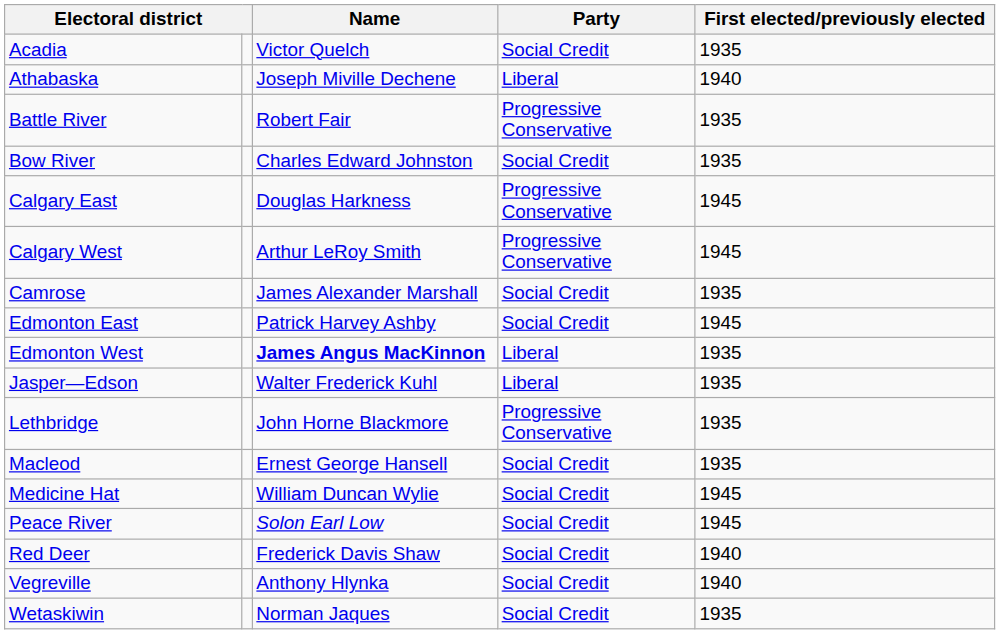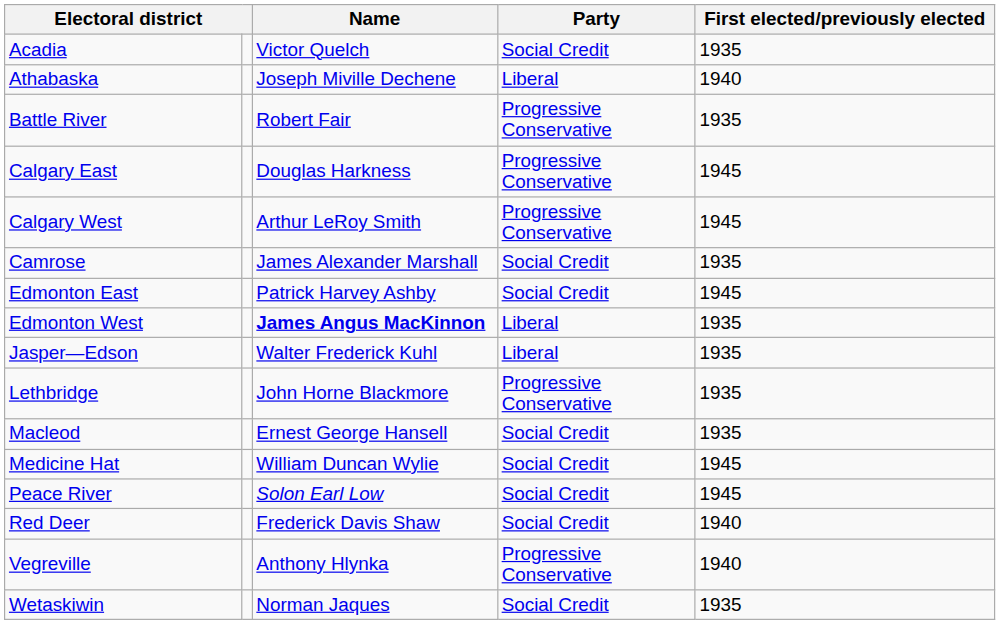- row: (52, 160)
(555, 583) Social Credit -> (557, 564) Progressive Conservative
